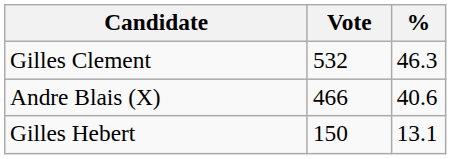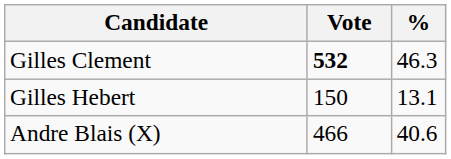(330, 60) normal -> (330, 60) bold
rows swapped: (85, 97) <-> (73, 134)
